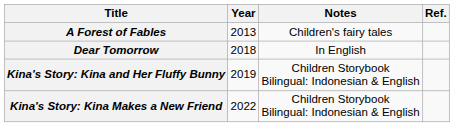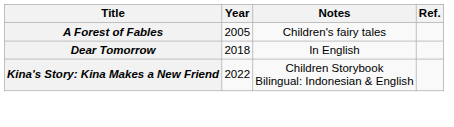(243, 31) 2013 -> (237, 31) 2005
- row: (116, 74)
